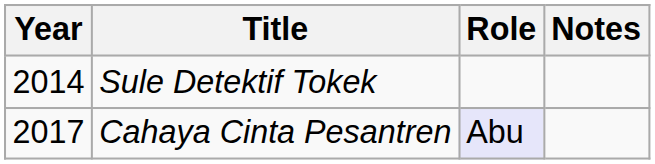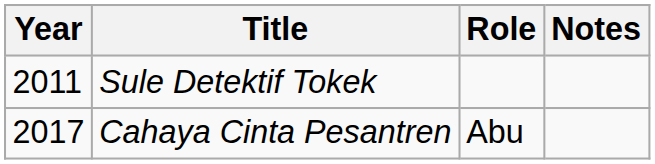(48, 81) 2014 -> (47, 81) 2011
(495, 132) lavender background -> (495, 132) no background
